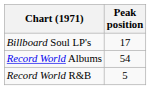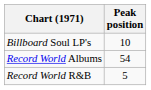(125, 42) 17 -> (125, 42) 10
